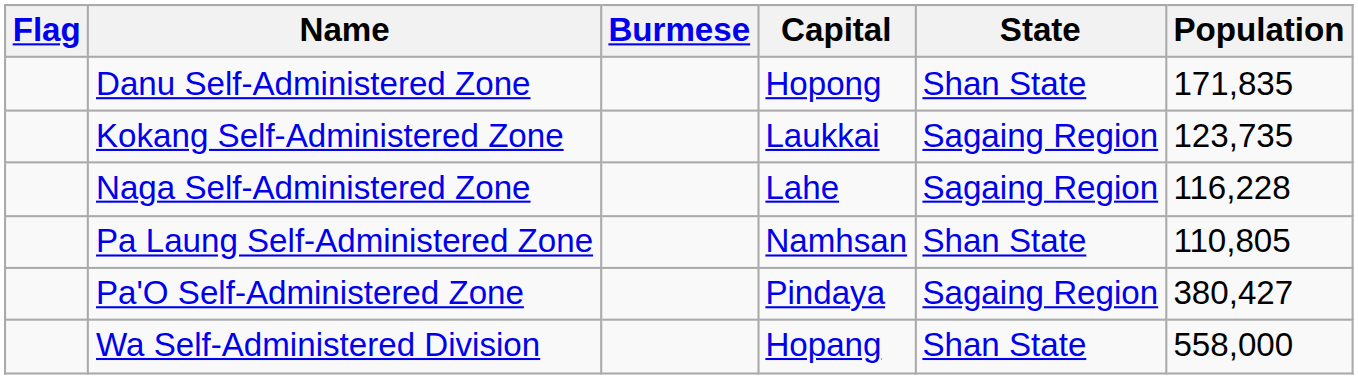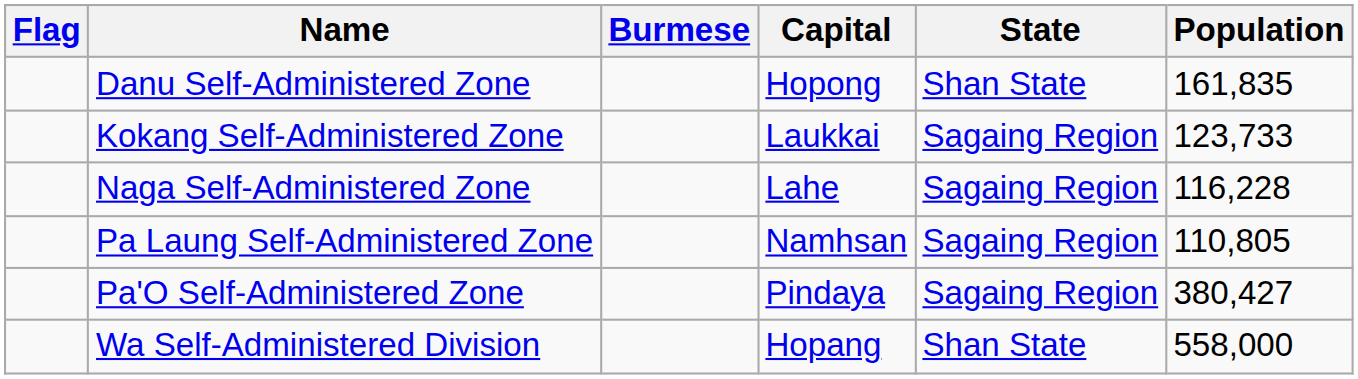(1233, 83) 171,835 -> (1233, 83) 161,835
(1233, 135) 123,735 -> (1233, 135) 123,733
(1004, 240) Shan State -> (1040, 240) Sagaing Region
